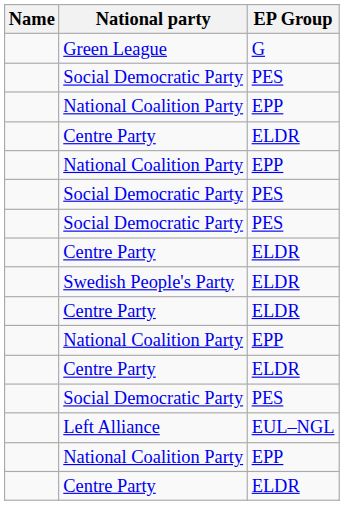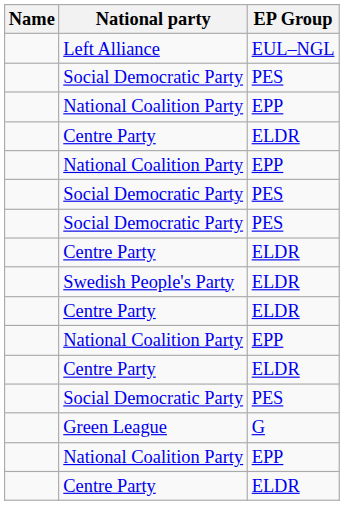rows swapped: (115, 48) <-> (112, 427)
